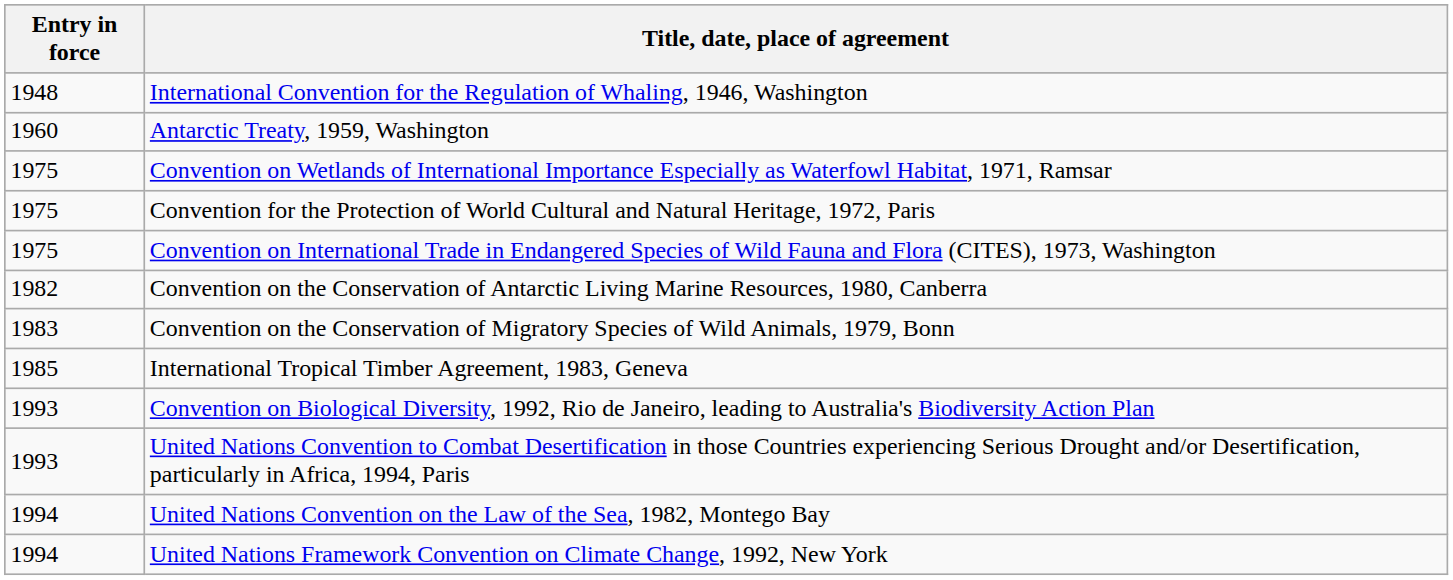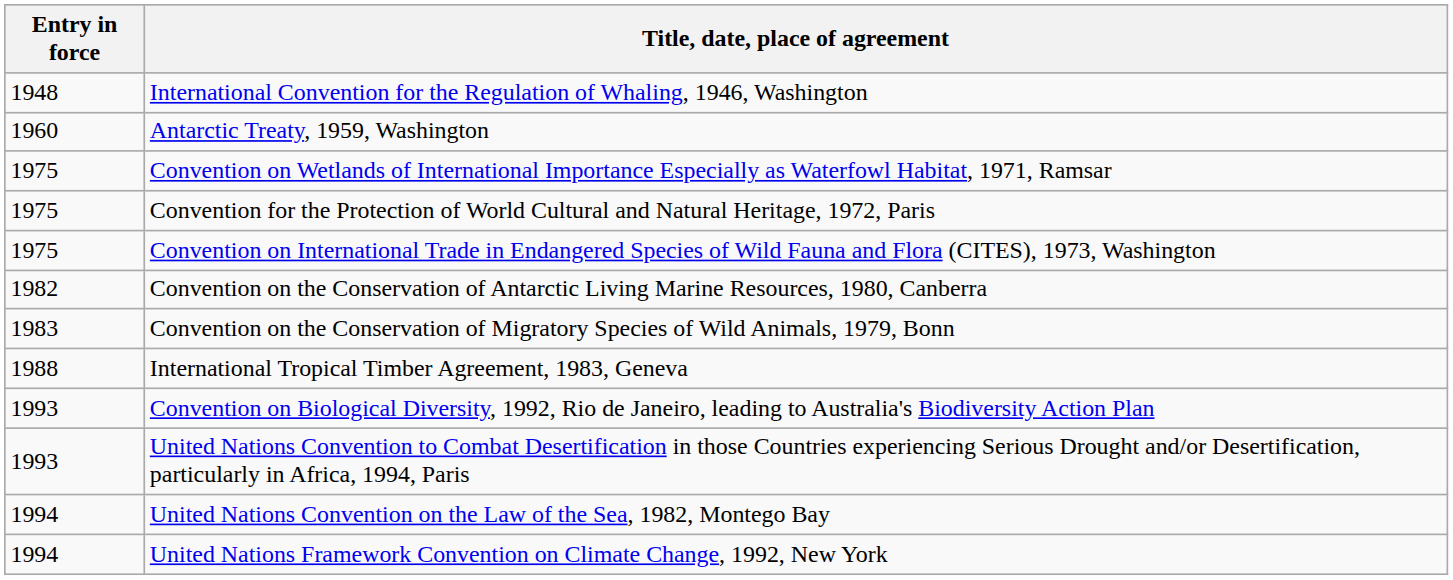(34, 368) 1985 -> (34, 368) 1988
